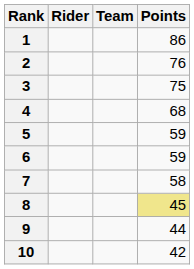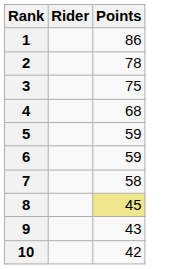- column: (115, 16)
(178, 63) 76 -> (133, 63) 78
(178, 228) 44 -> (133, 228) 43
